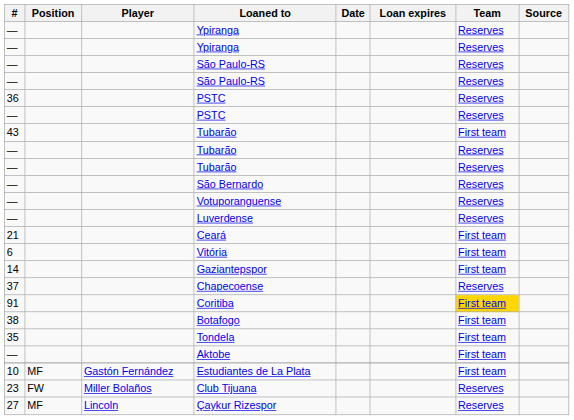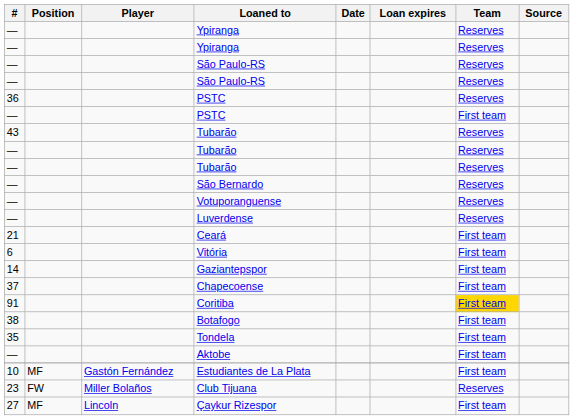(481, 116) Reserves -> (482, 116) First team
(482, 133) First team -> (481, 133) Reserves
(481, 286) Reserves -> (482, 286) First team
(481, 406) Reserves -> (482, 406) First team
